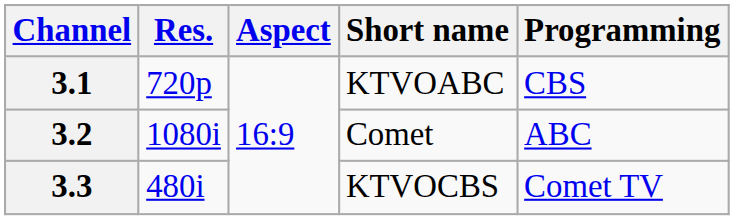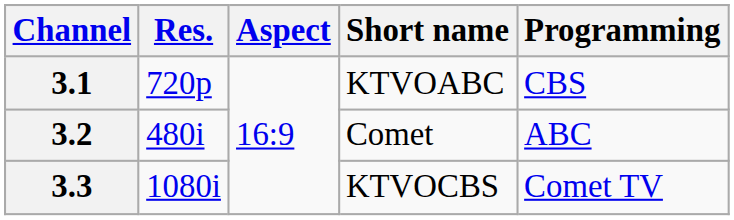(184, 134) 1080i -> (175, 134) 480i
(175, 186) 480i -> (184, 186) 1080i
